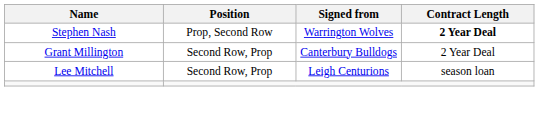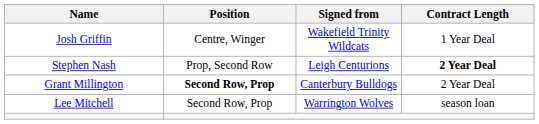+ row: (84, 39)
(349, 32) Warrington Wolves -> (349, 65) Leigh Centurions
(229, 51) normal -> (229, 84) bold
(349, 70) Leigh Centurions -> (349, 103) Warrington Wolves
